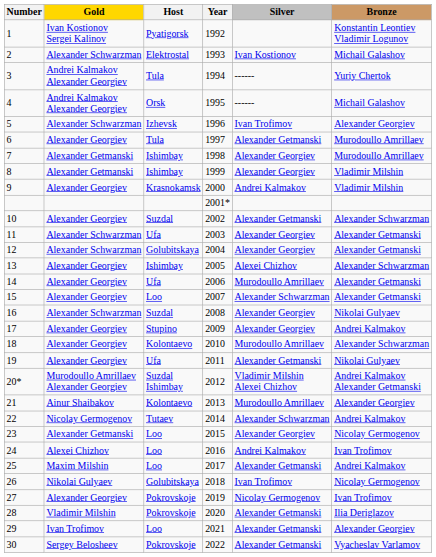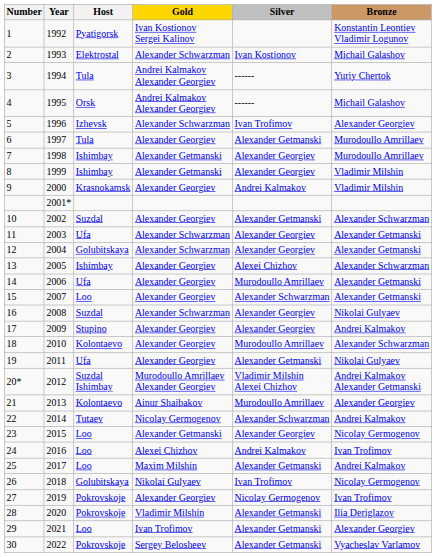columns swapped: (218, 12) <-> (94, 12)
